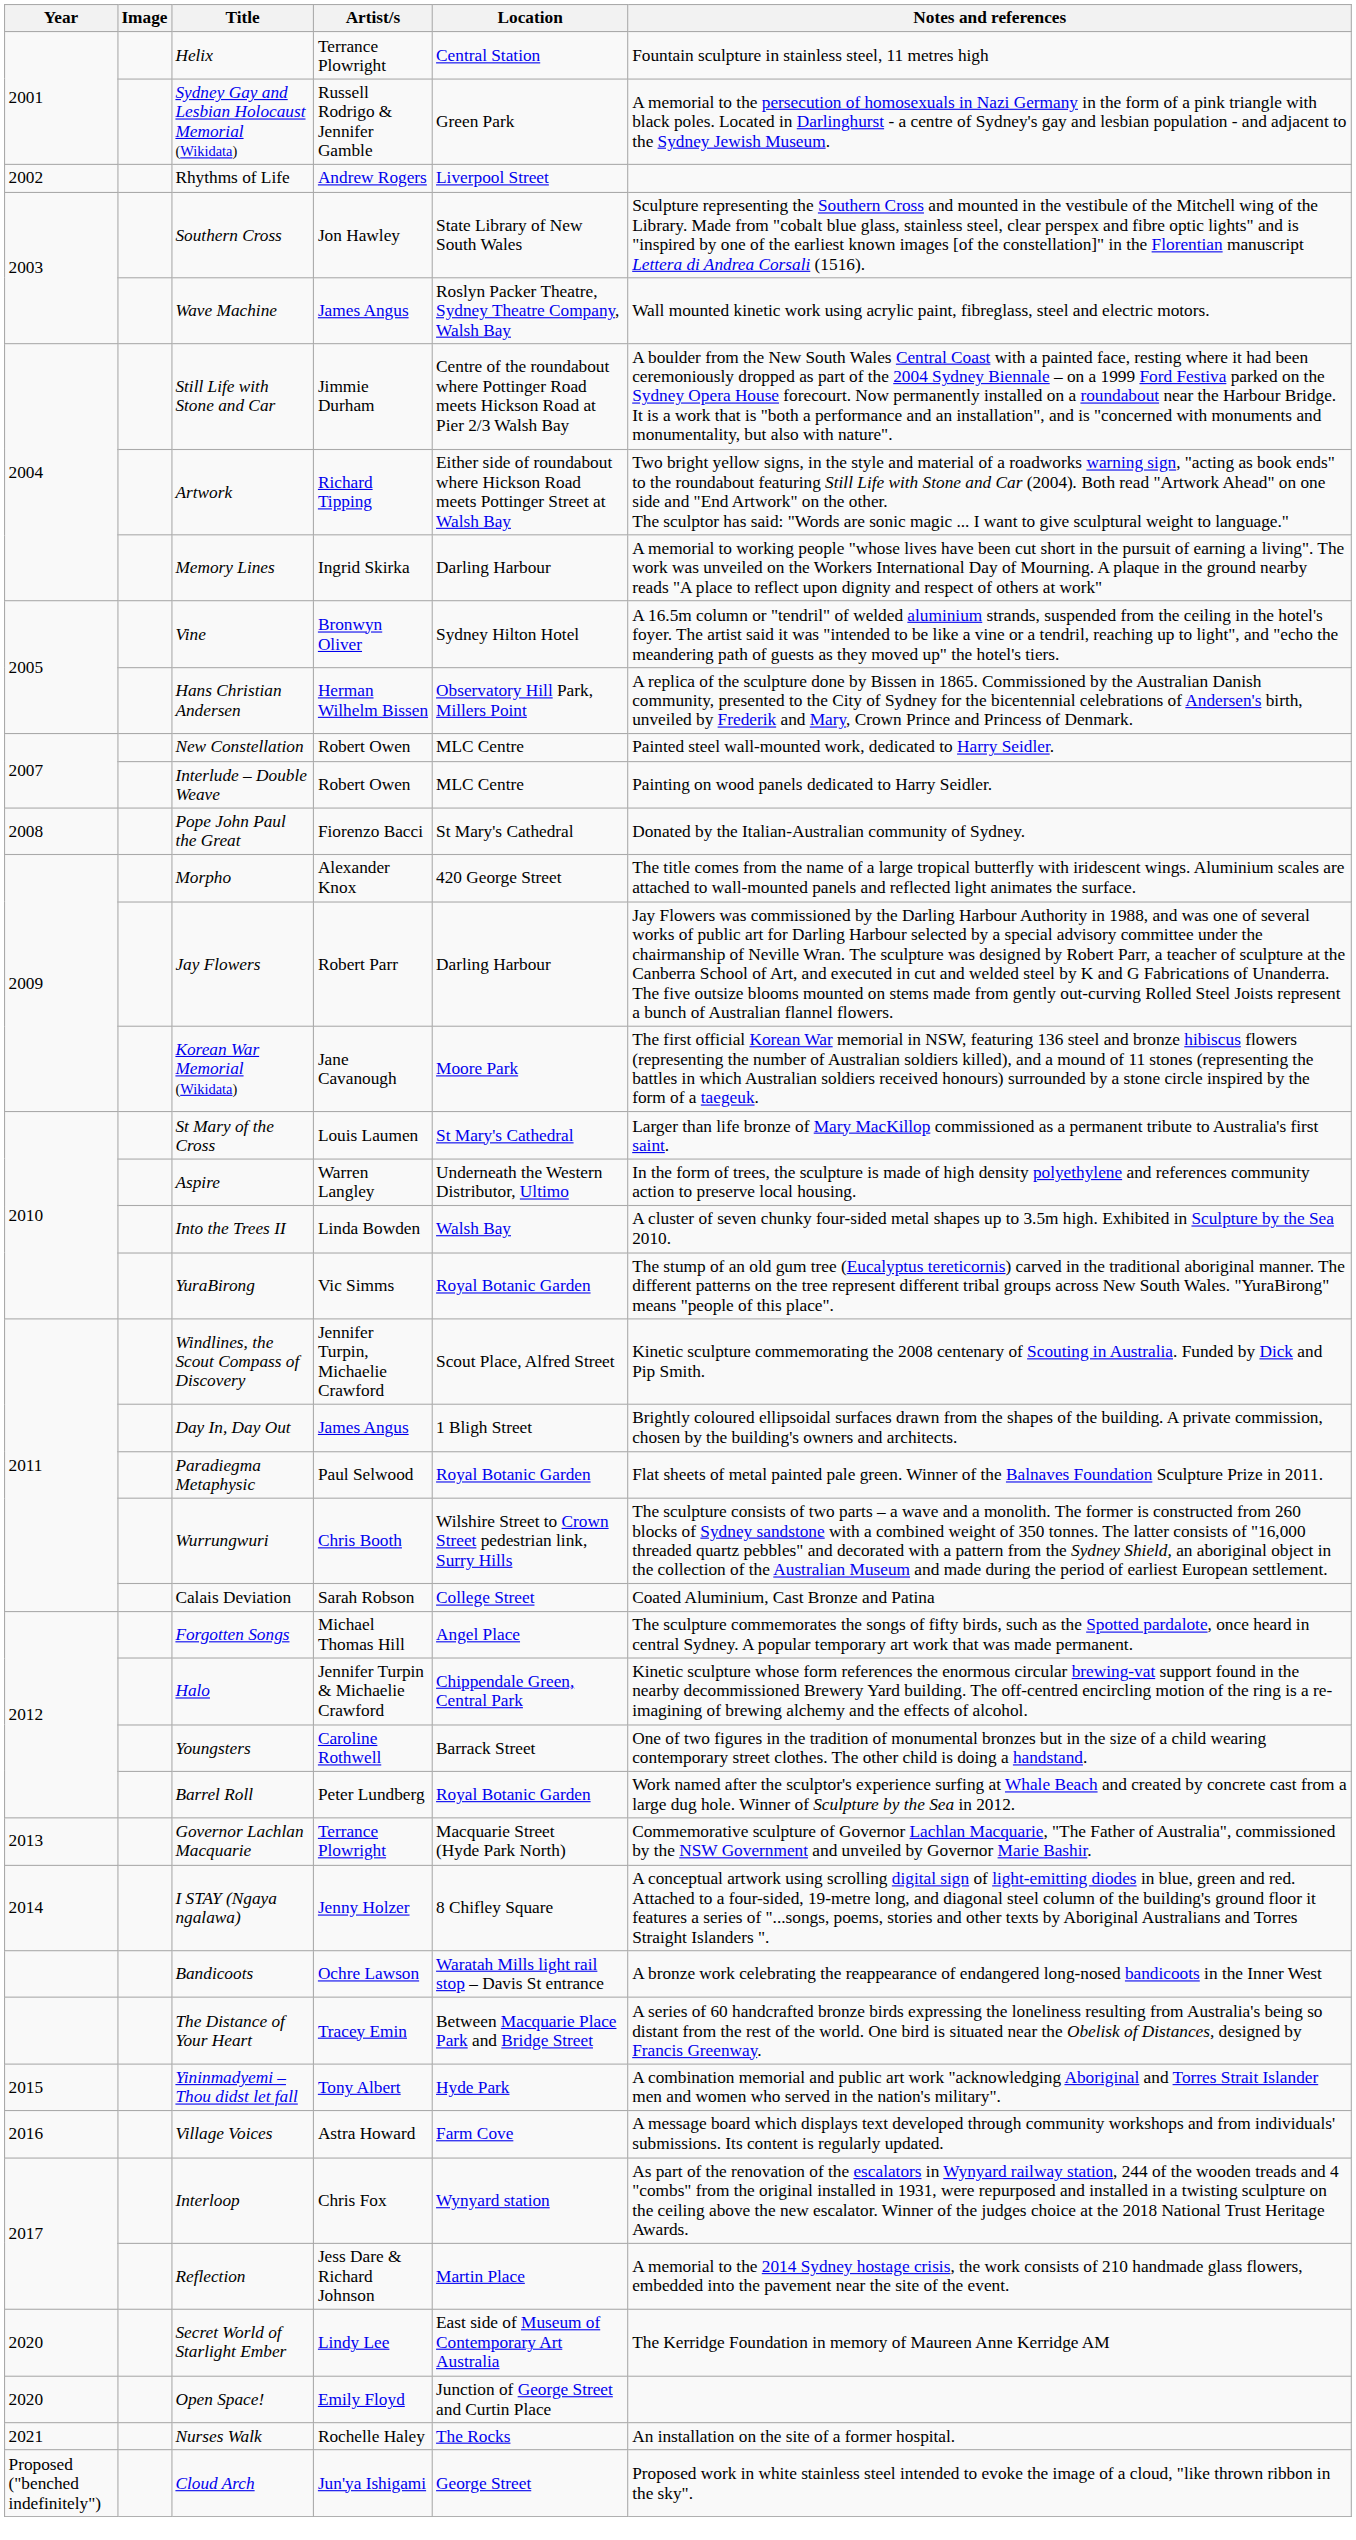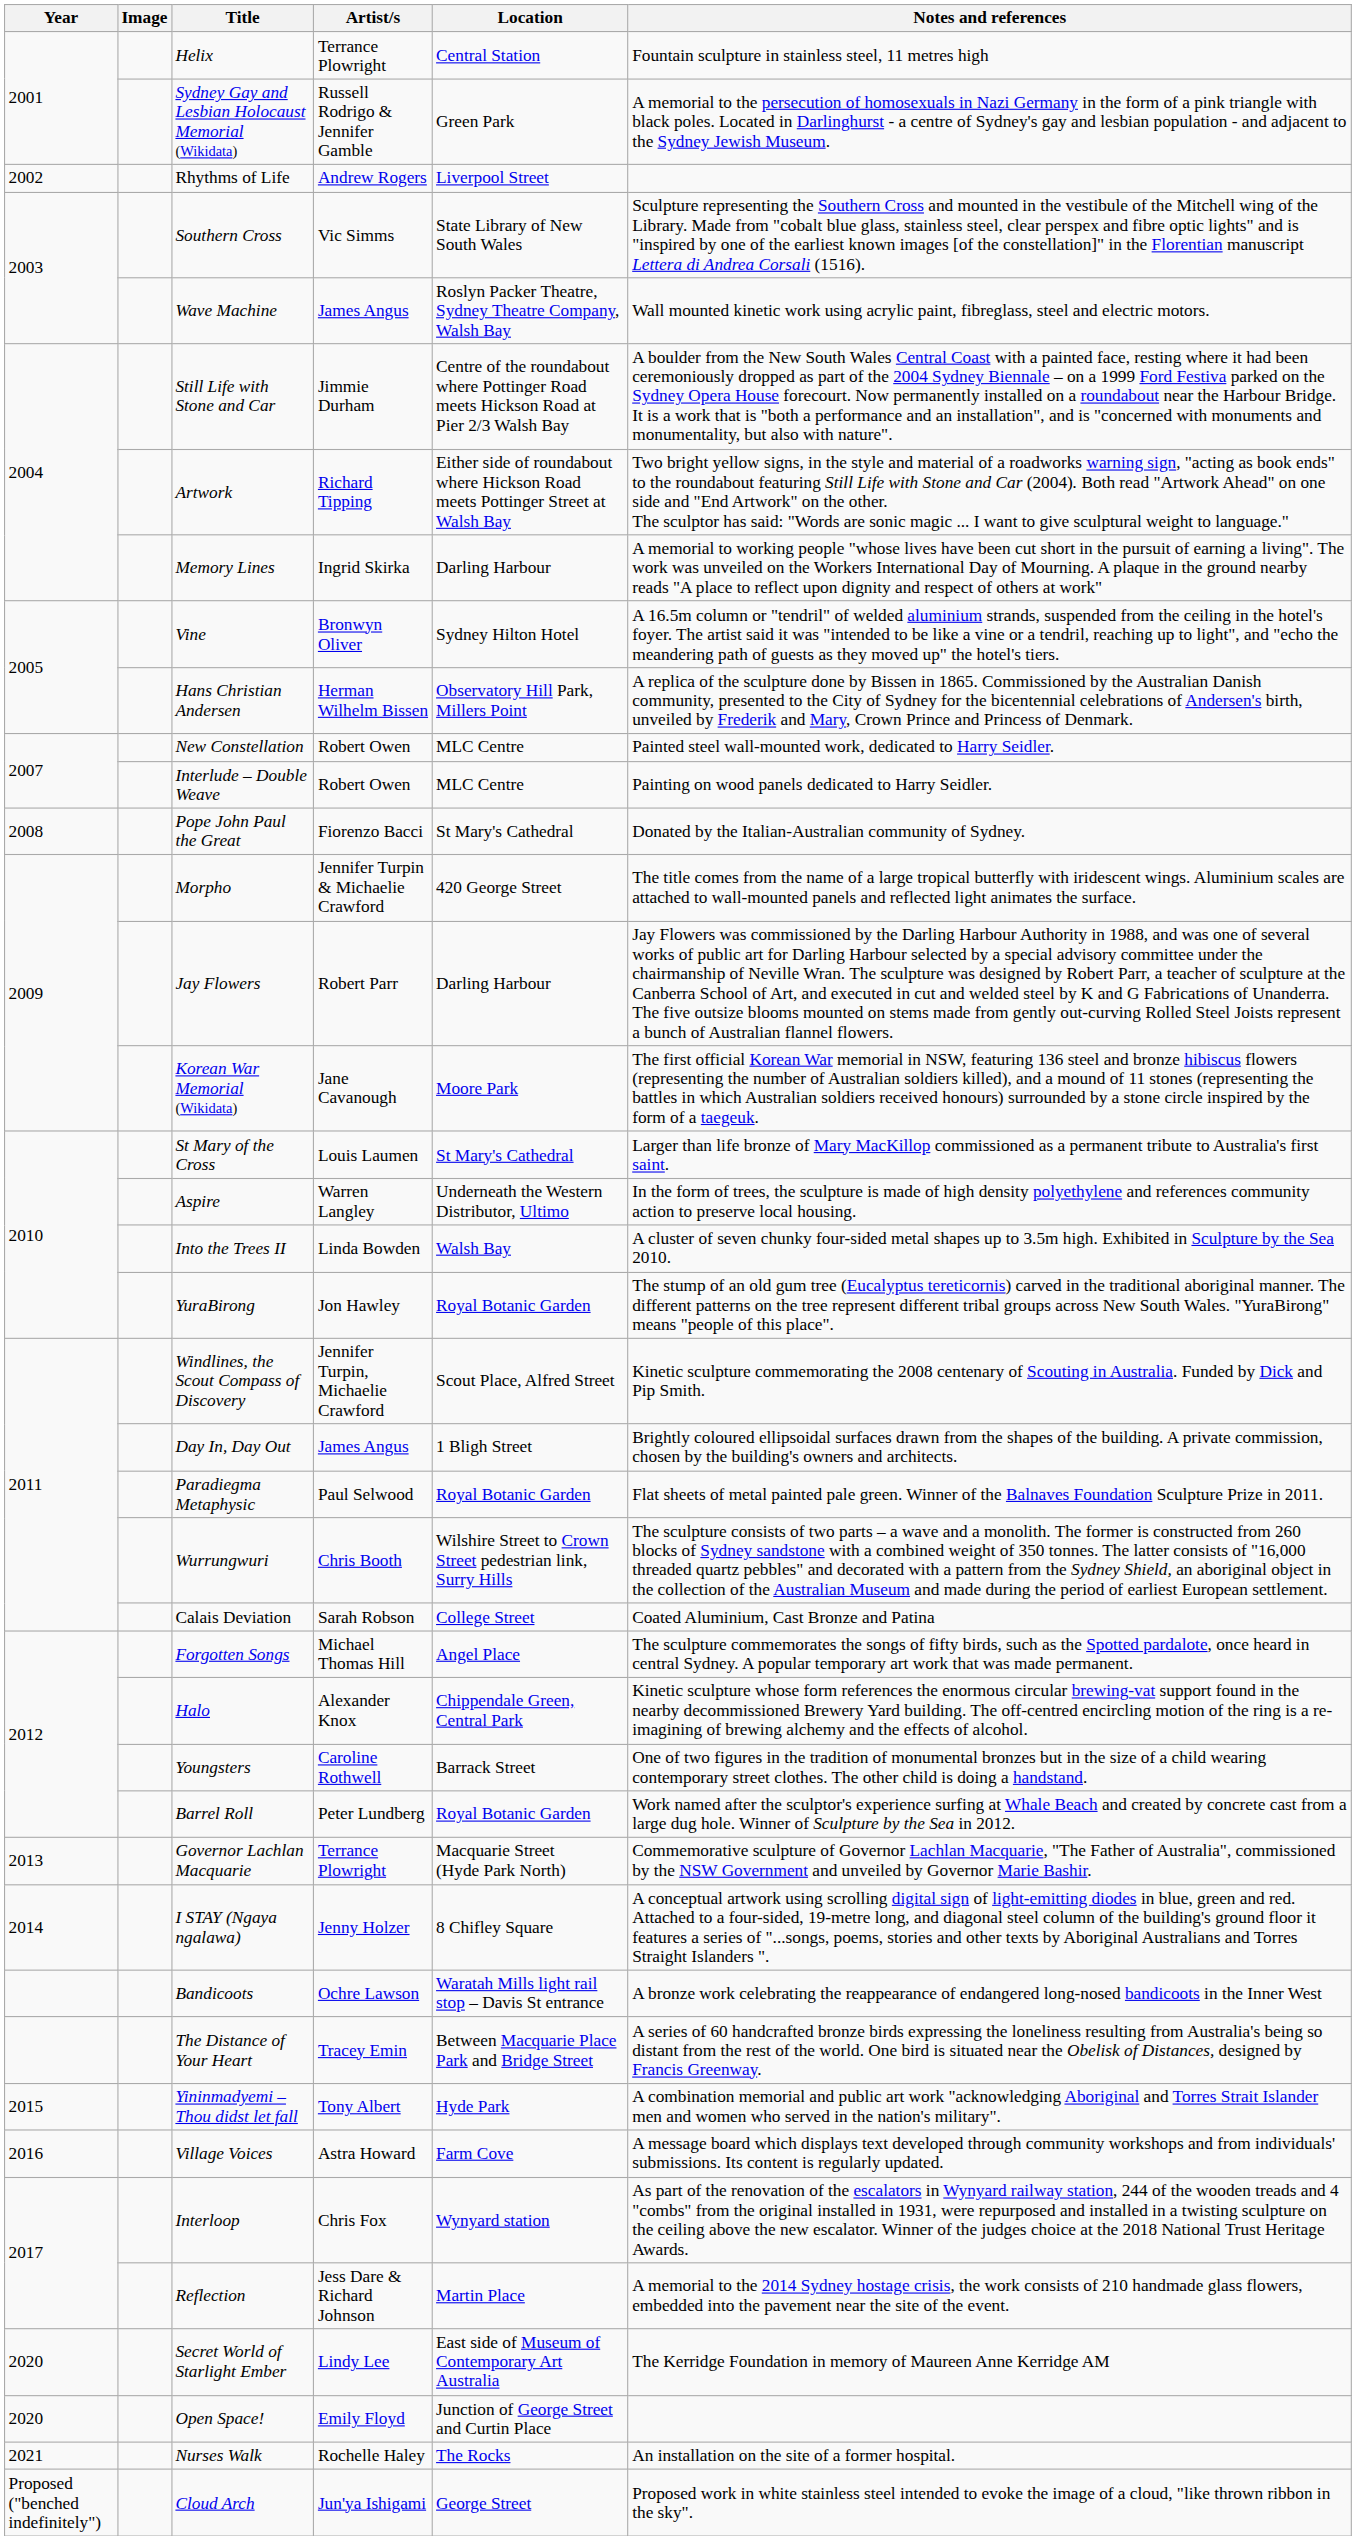(359, 234) Jon Hawley -> (356, 234) Vic Simms
(354, 878) Alexander Knox -> (371, 887) Jennifer Turpin & Michaelie Crawford
(356, 1285) Vic Simms -> (359, 1305) Jon Hawley
(371, 1691) Jennifer Turpin & Michaelie Crawford -> (354, 1710) Alexander Knox
